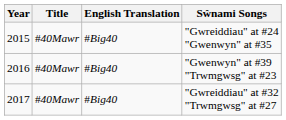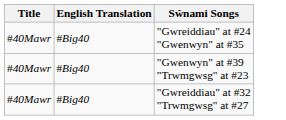- column: (18, 13)
